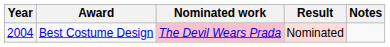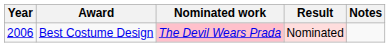(20, 32) 2004 -> (20, 32) 2006
